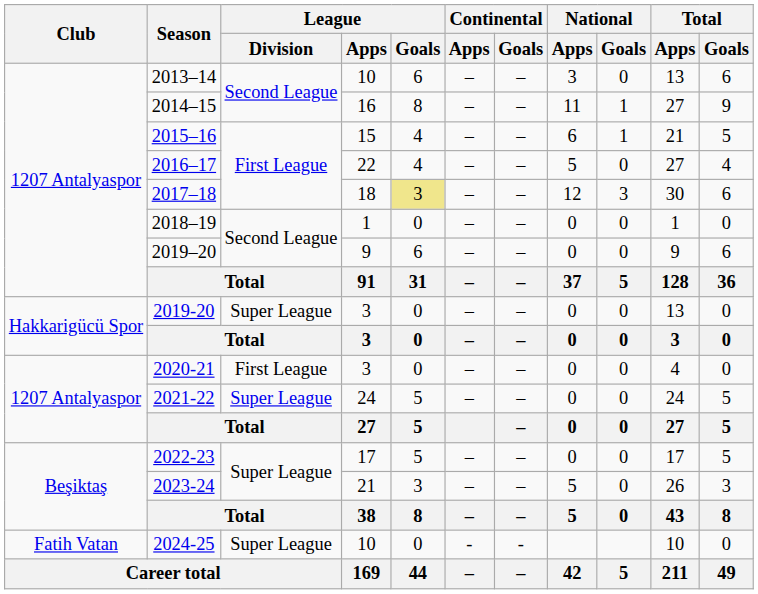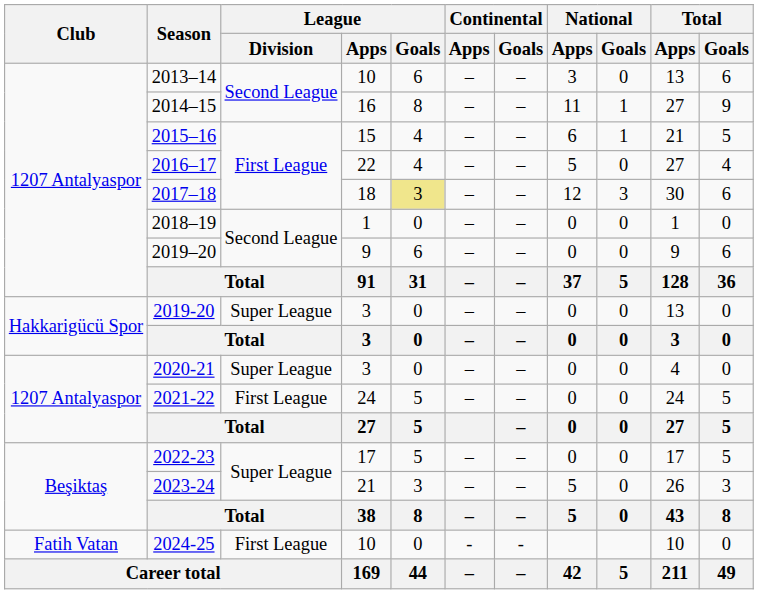(281, 369) First League -> (281, 369) Super League
(281, 398) Super League -> (281, 398) First League
(281, 544) Super League -> (281, 544) First League
